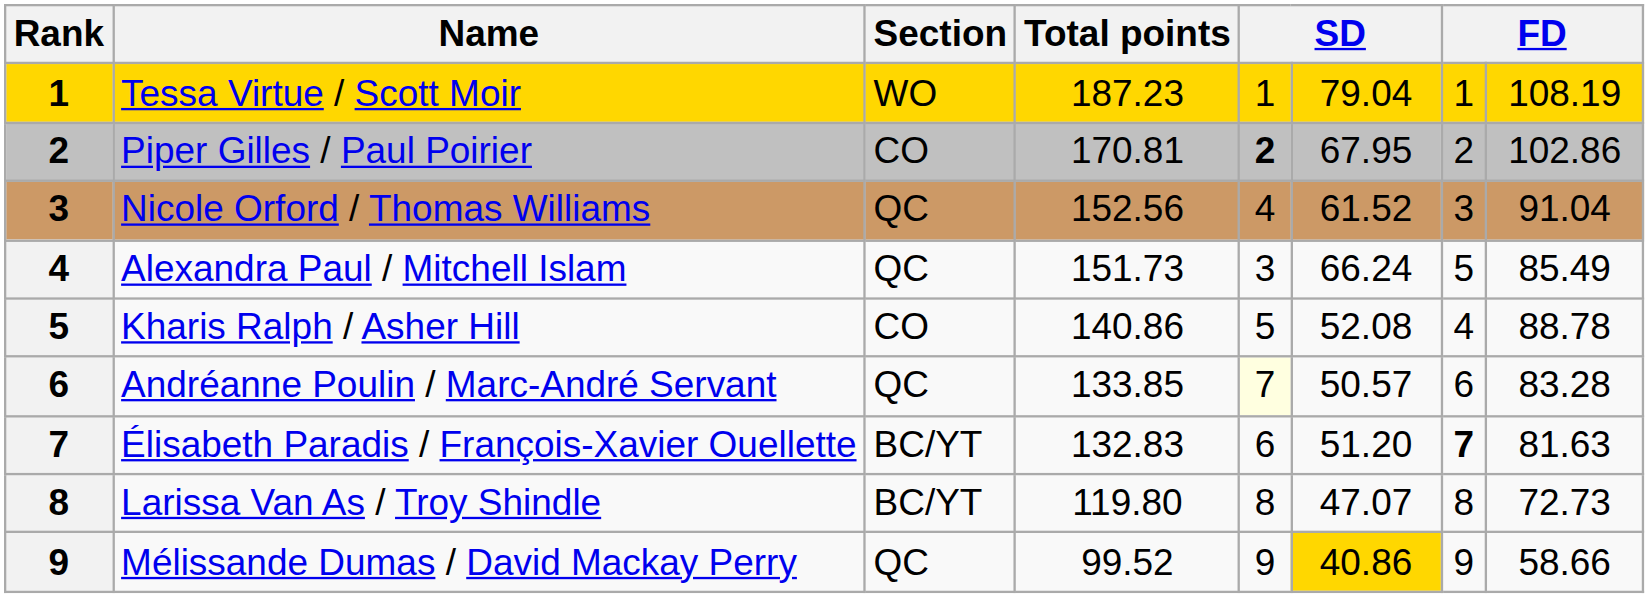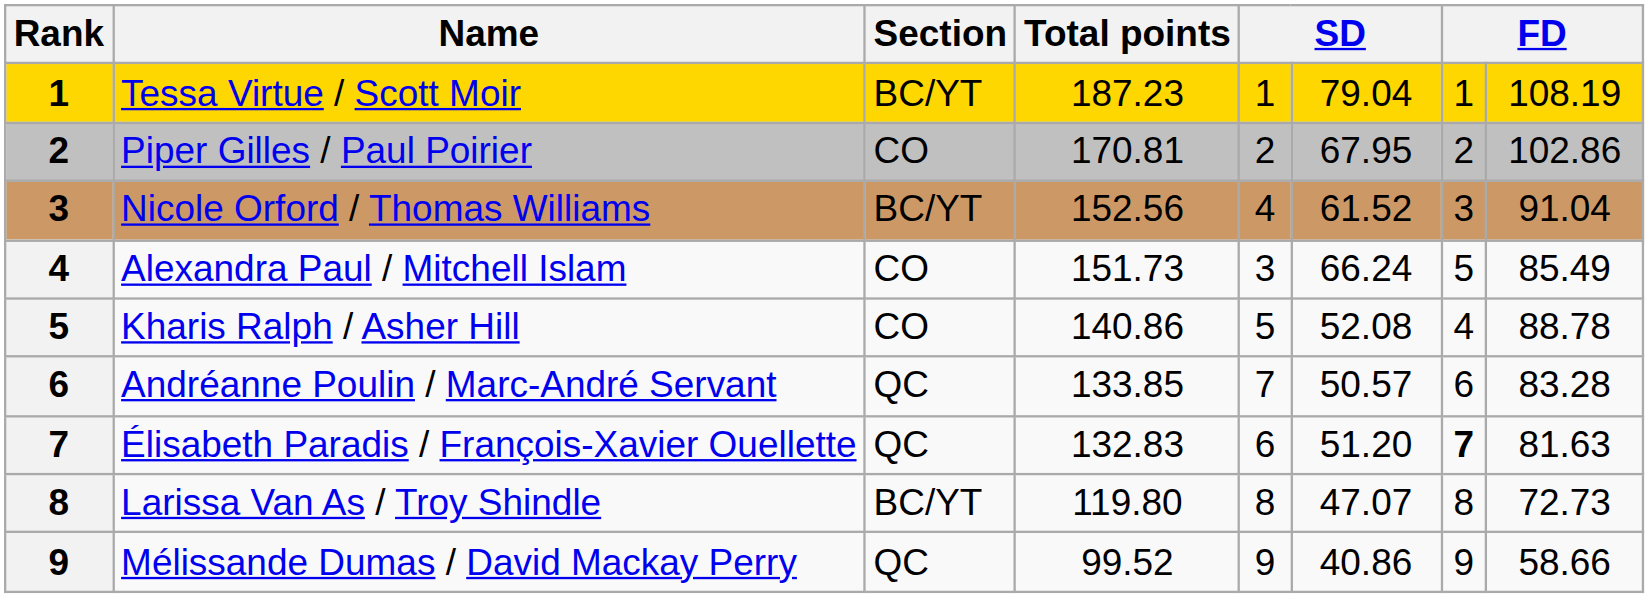(905, 92) WO -> (928, 92) BC/YT
(1265, 151) bold -> (1265, 151) normal
(901, 209) QC -> (928, 209) BC/YT
(901, 268) QC -> (901, 268) CO
(1265, 385) lightyellow background -> (1265, 385) no background
(928, 444) BC/YT -> (901, 444) QC
(1366, 561) gold background -> (1366, 561) no background
